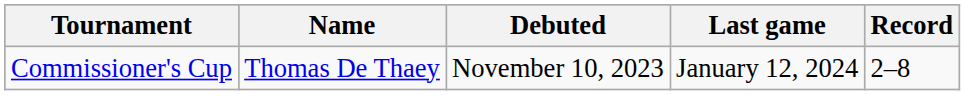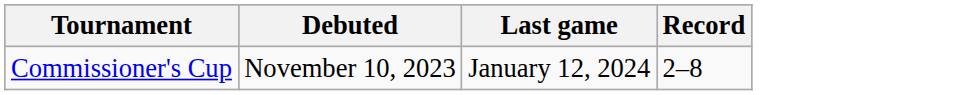- column: (342, 25)
